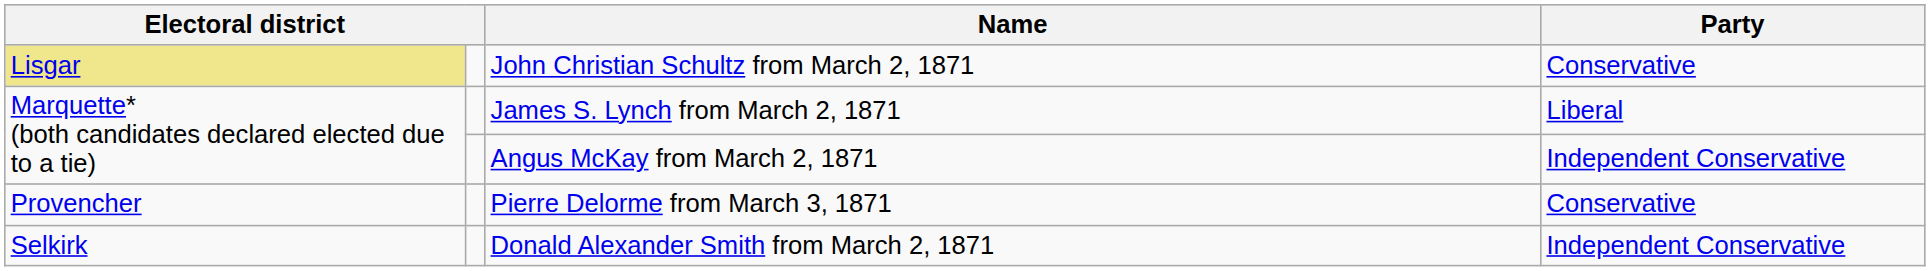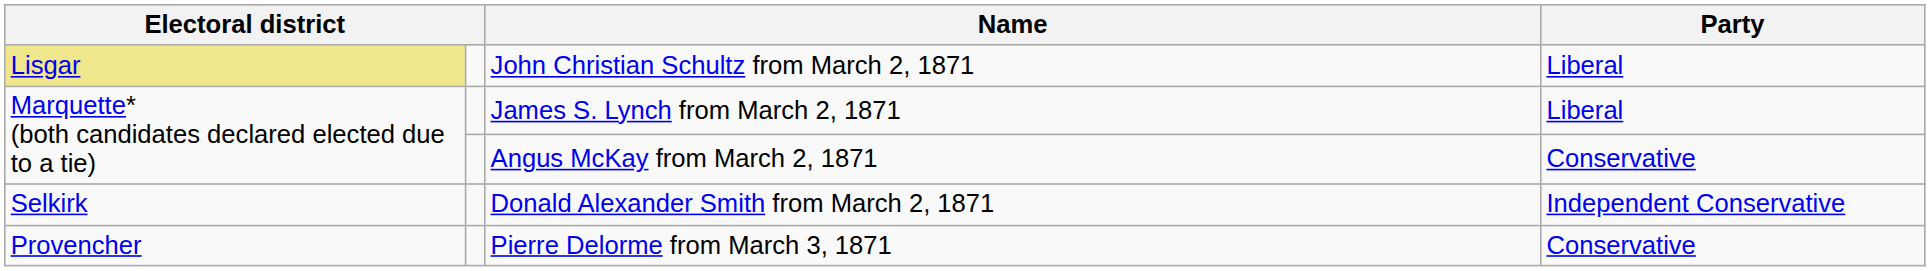(1621, 65) Conservative -> (1585, 65) Liberal
(1696, 159) Independent Conservative -> (1621, 159) Conservative
rows swapped: (742, 244) <-> (691, 204)
